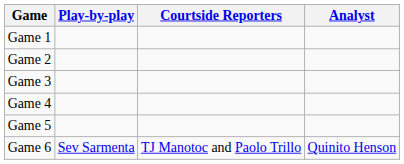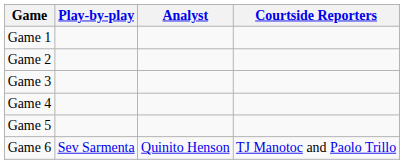columns swapped: (352, 15) <-> (221, 15)
